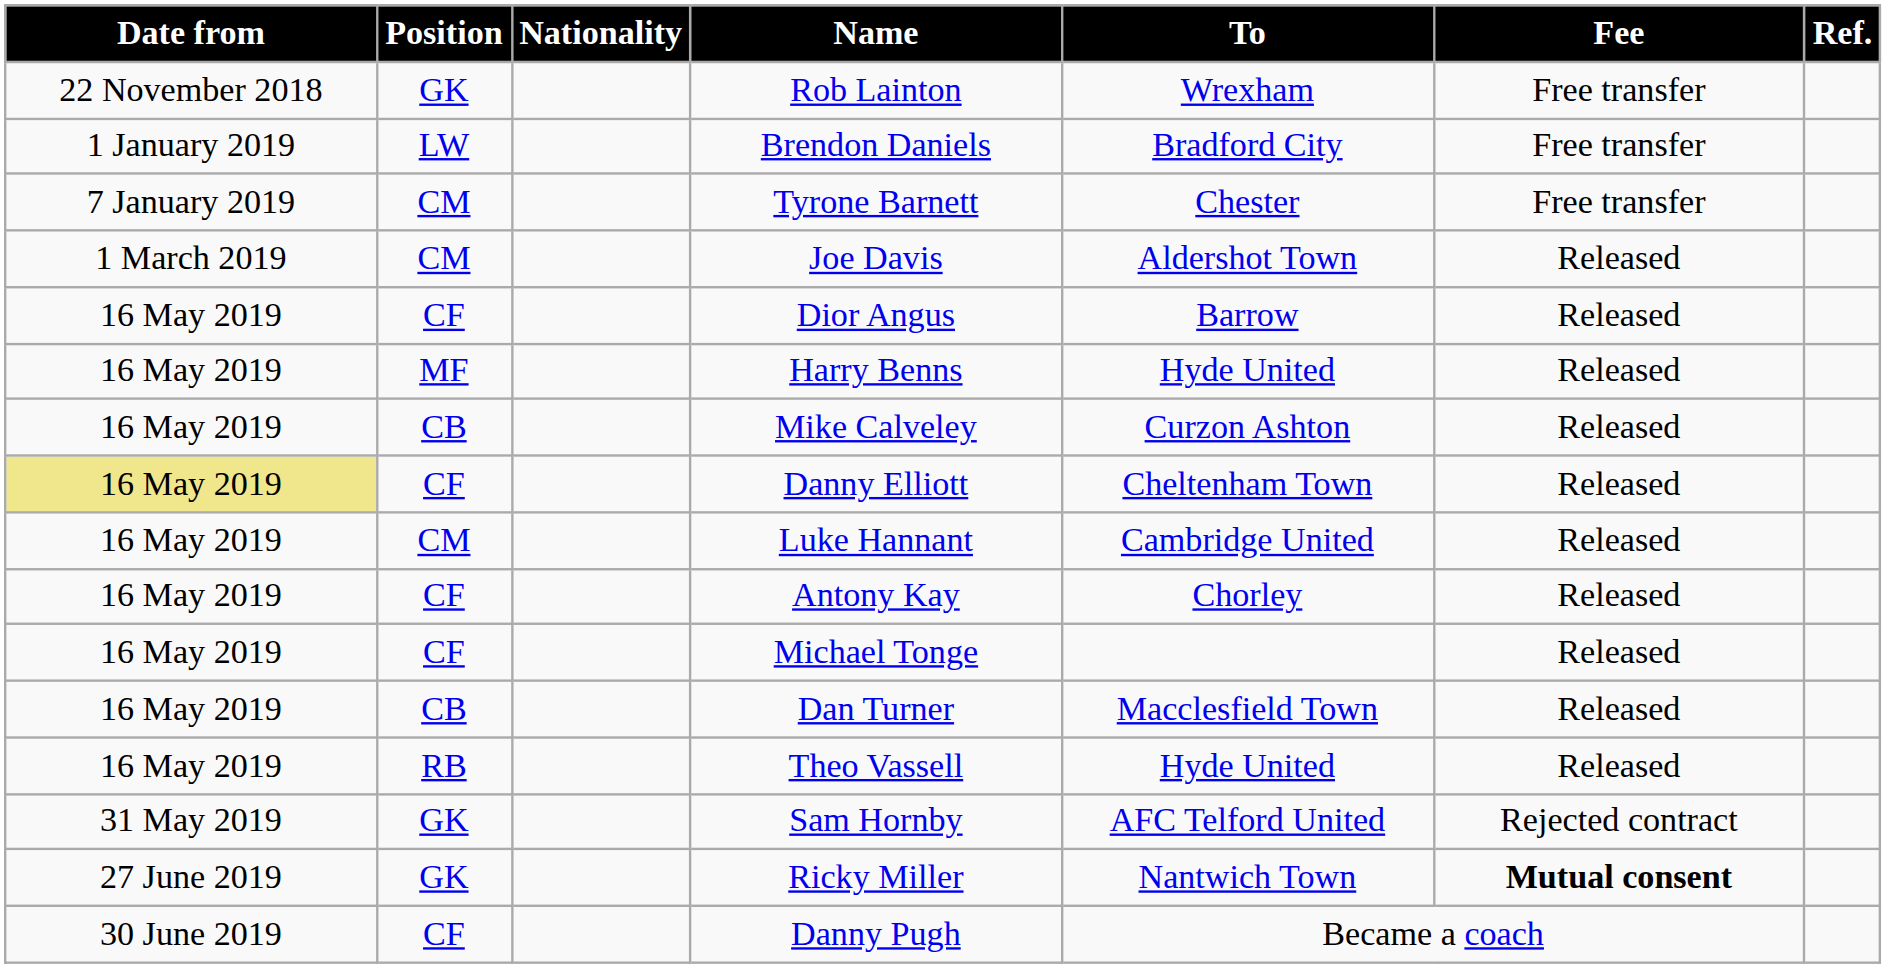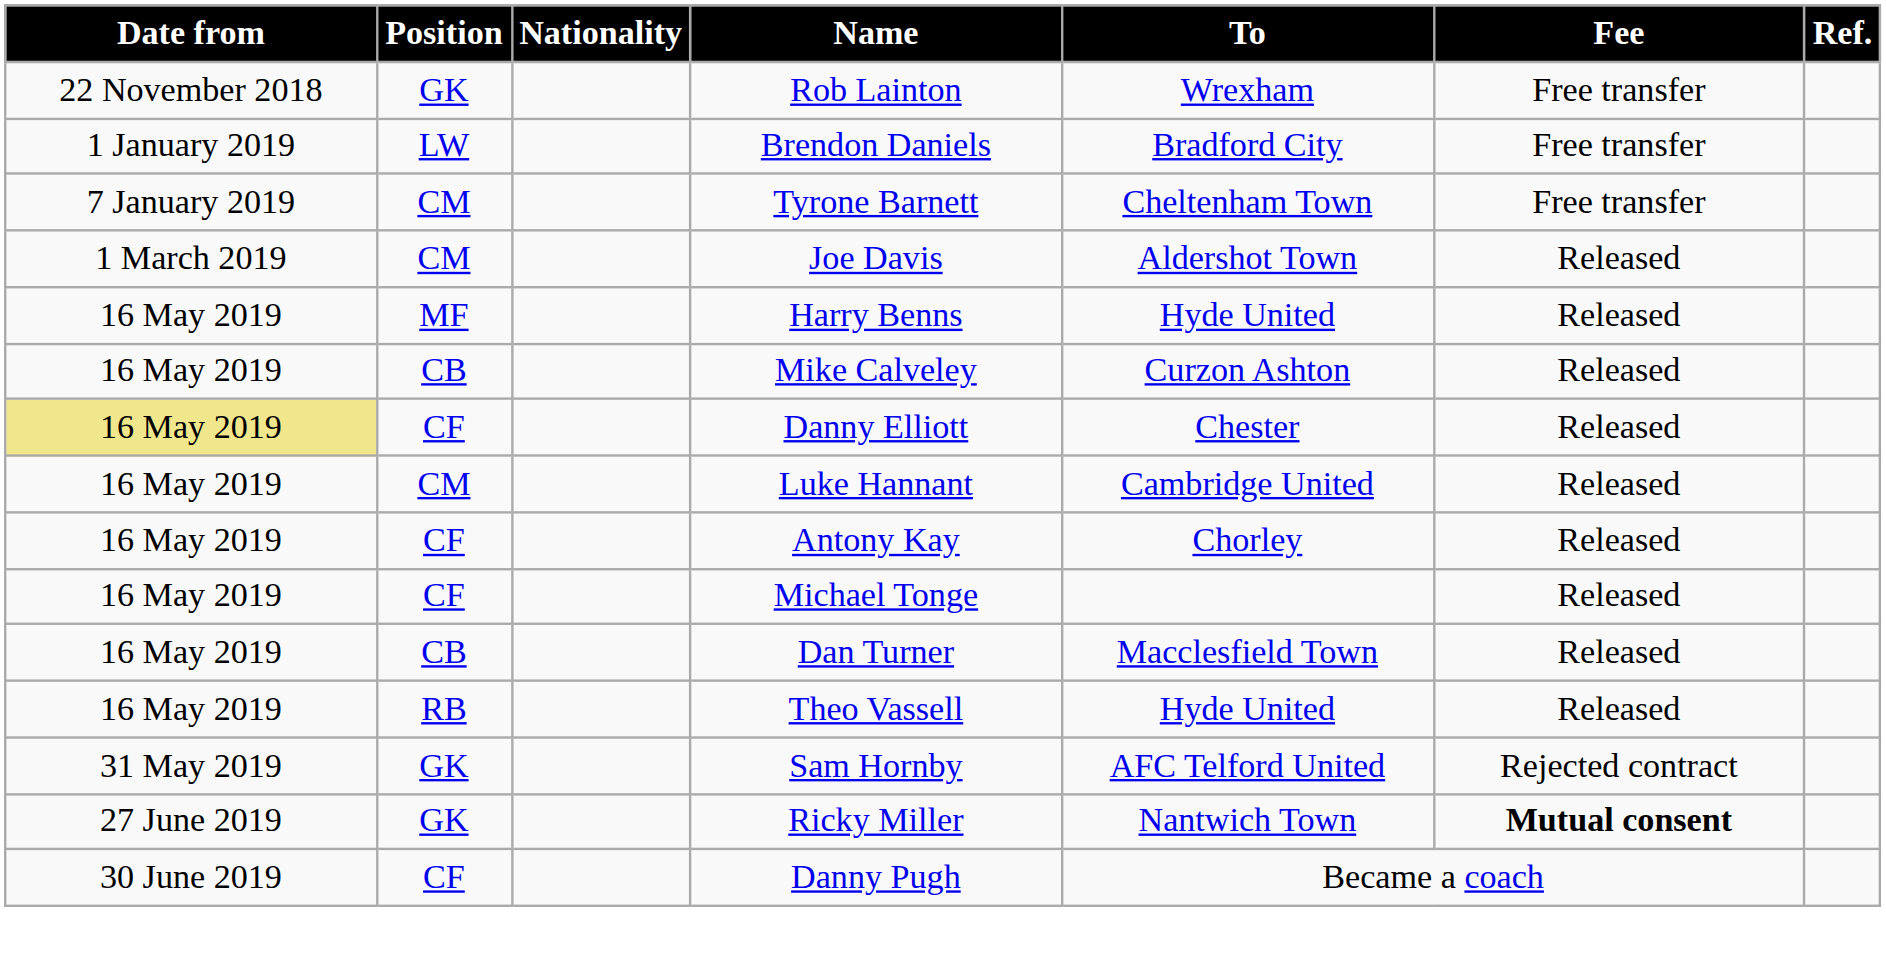(1247, 201) Chester -> (1247, 201) Cheltenham Town
- row: (876, 314)
(1247, 483) Cheltenham Town -> (1247, 427) Chester
